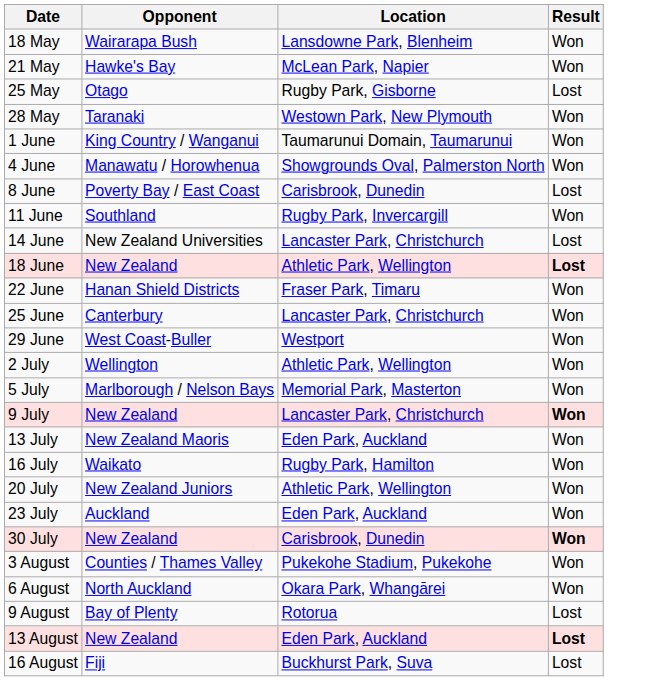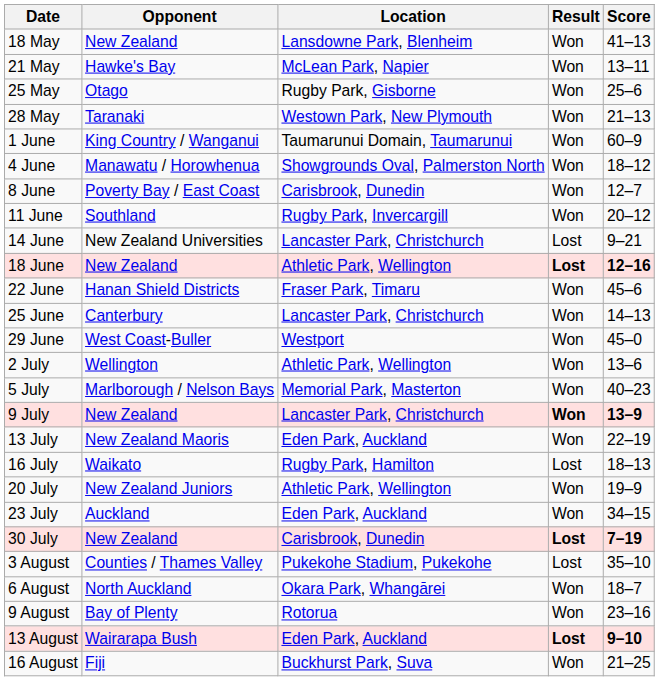+ column: (629, 16)
(141, 41) Wairarapa Bush -> (131, 41) New Zealand
(567, 91) Lost -> (568, 91) Won
(567, 191) Lost -> (568, 191) Won
(568, 464) Won -> (567, 464) Lost
(569, 539) Won -> (568, 539) Lost
(568, 564) Won -> (567, 564) Lost
(567, 613) Lost -> (568, 613) Won
(131, 638) New Zealand -> (141, 638) Wairarapa Bush
(567, 663) Lost -> (568, 663) Won
